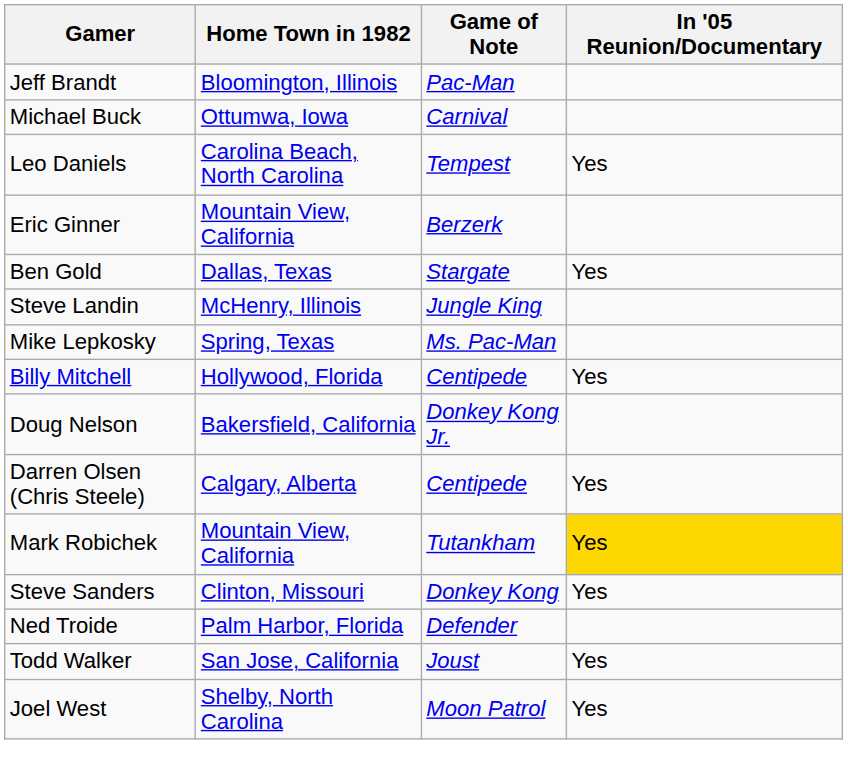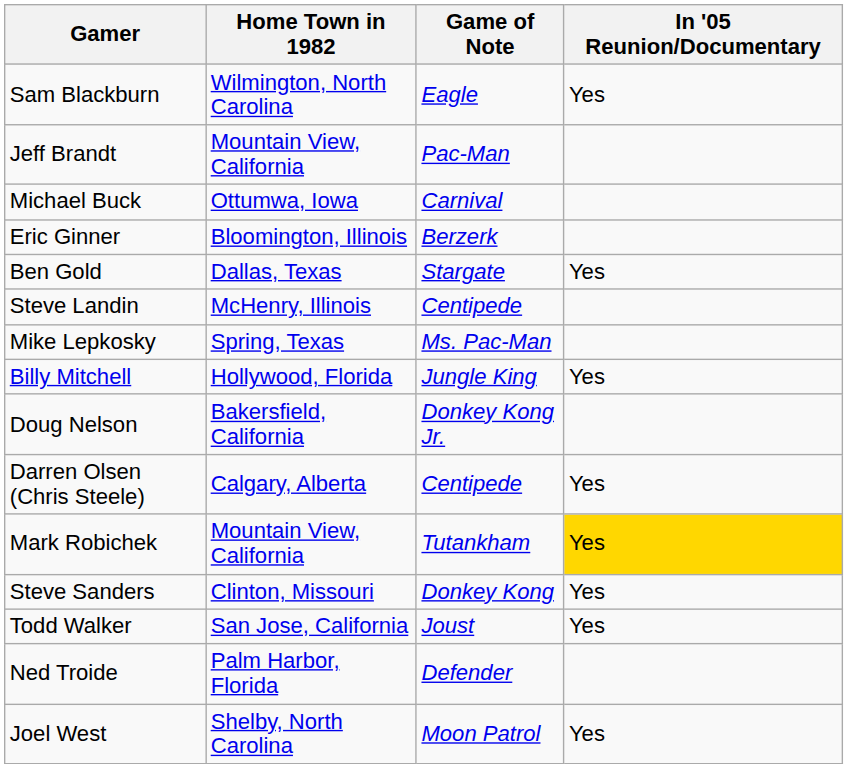+ row: (85, 94)
(299, 81) Bloomington, Illinois -> (285, 154) Mountain View, California
- row: (68, 164)
(275, 224) Mountain View, California -> (309, 236) Bloomington, Illinois
(484, 306) Jungle King -> (472, 306) Centipede
(477, 376) Centipede -> (479, 376) Jungle King
rows swapped: (64, 626) <-> (71, 661)
